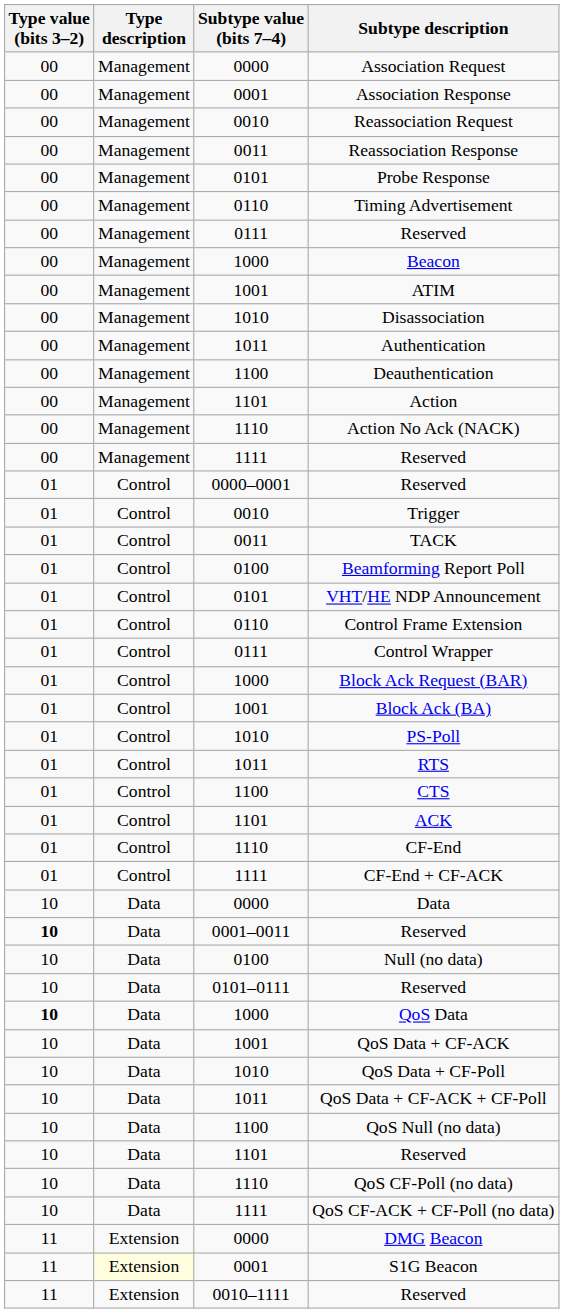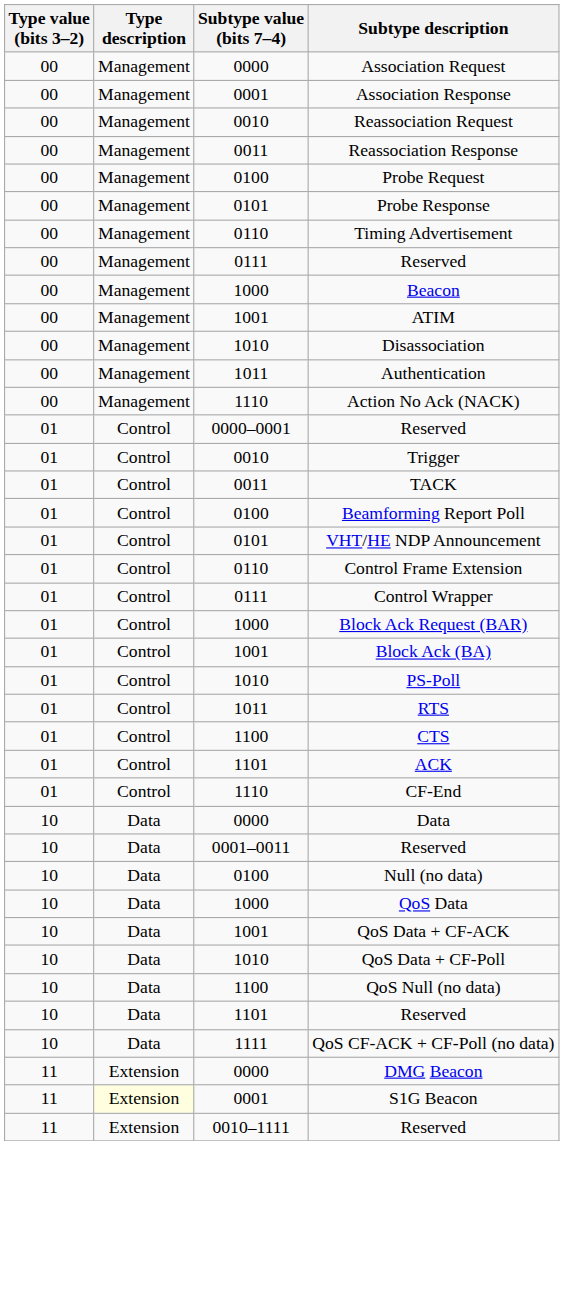+ row: (251, 177)
- row: (251, 373)
- row: (251, 401)
- row: (251, 456)
- row: (251, 875)
(49, 931) bold -> (49, 847) normal
- row: (251, 987)
(49, 1015) bold -> (49, 903) normal
- row: (251, 1098)
- row: (251, 1182)
